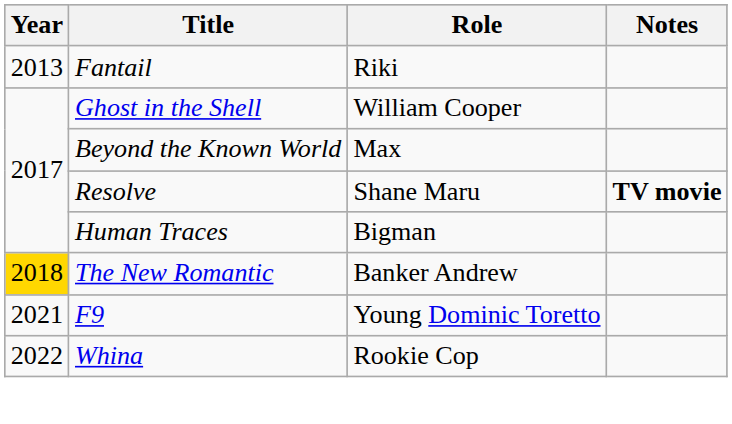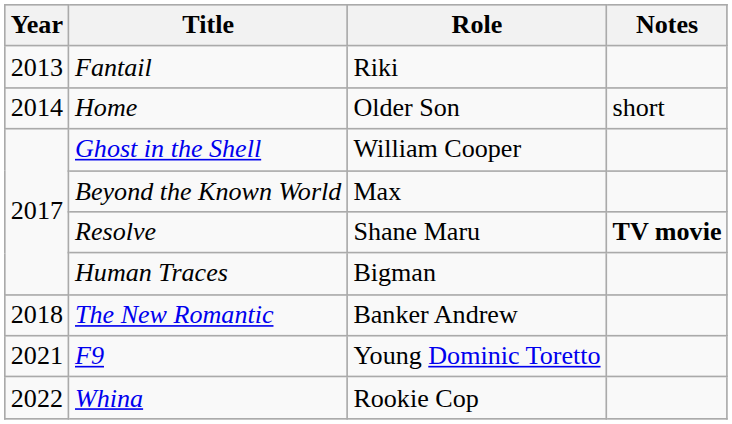+ row: (106, 107)
(37, 273) gold background -> (37, 314) no background
